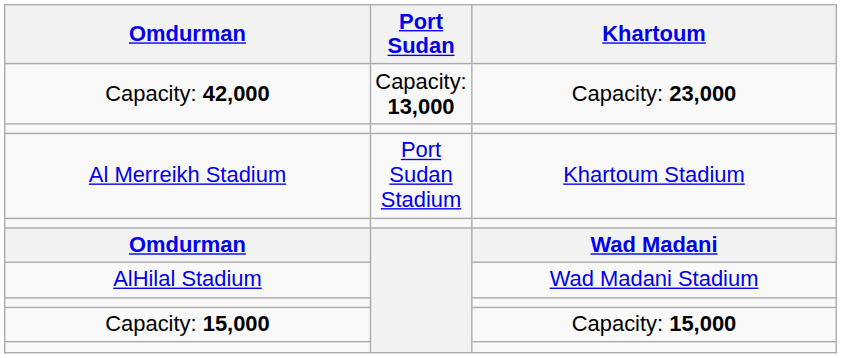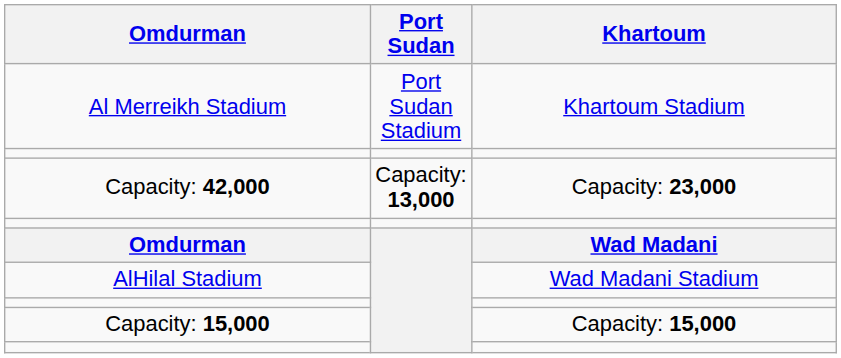rows swapped: (187, 175) <-> (187, 93)
